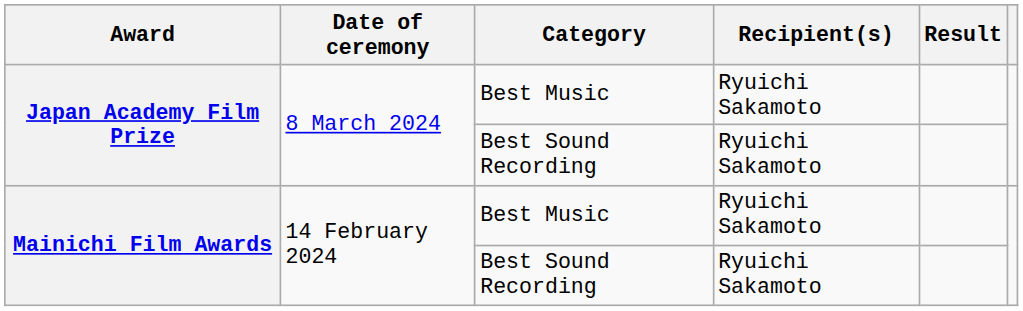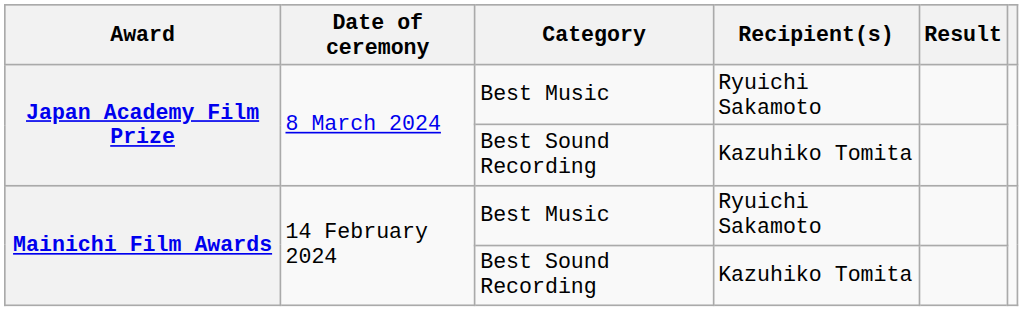(770, 155) Ryuichi Sakamoto -> (815, 155) Kazuhiko Tomita
(770, 275) Ryuichi Sakamoto -> (815, 275) Kazuhiko Tomita
